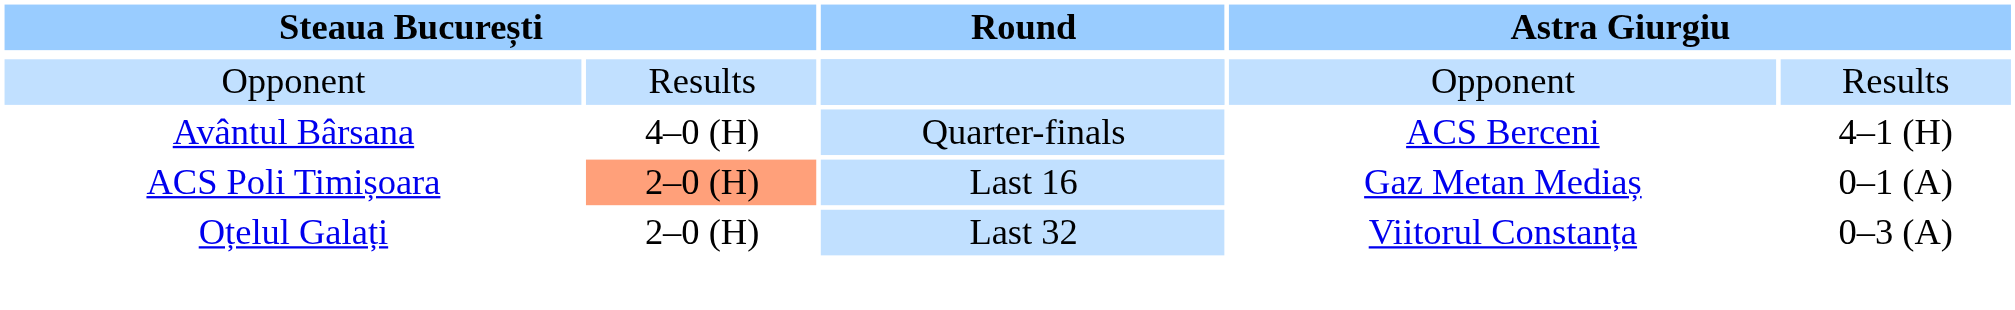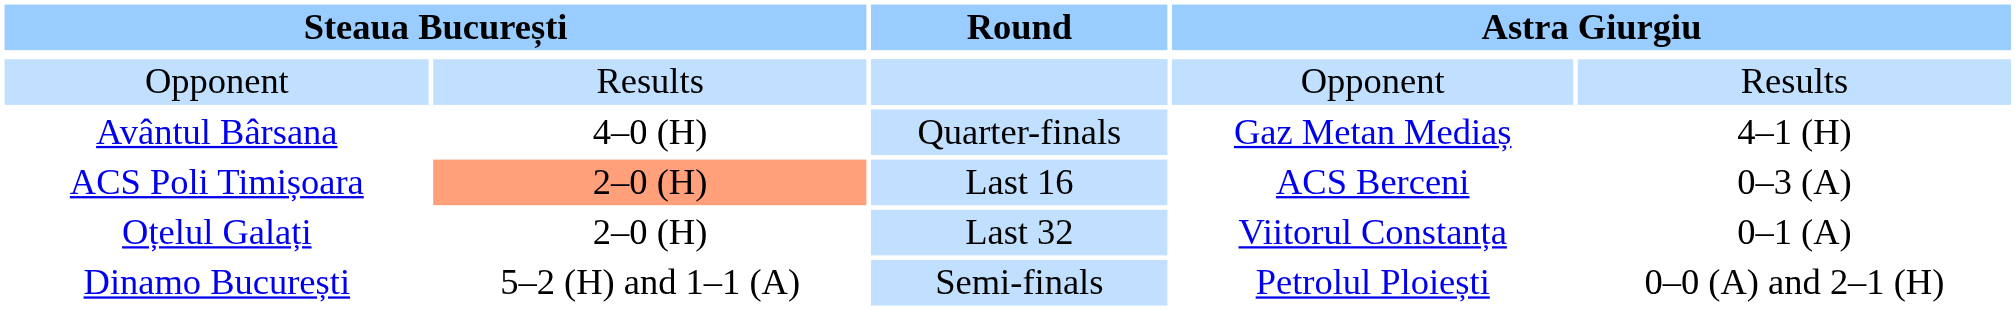(1503, 131) ACS Berceni -> (1373, 131) Gaz Metan Mediaș
(1503, 181) Gaz Metan Mediaș -> (1373, 181) ACS Berceni
(1896, 181) 0–1 (A) -> (1794, 181) 0–3 (A)
(1896, 231) 0–3 (A) -> (1794, 231) 0–1 (A)
+ row: (217, 282)
